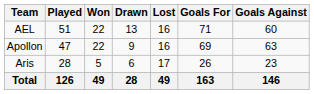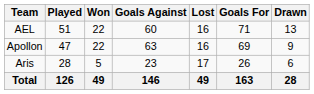columns swapped: (131, 13) <-> (271, 13)
